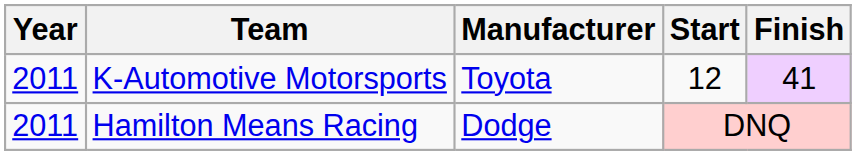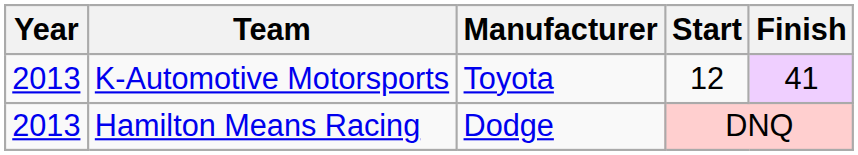(45, 78) 2011 -> (46, 78) 2013
(45, 127) 2011 -> (46, 127) 2013
